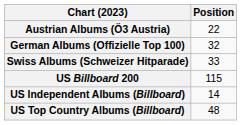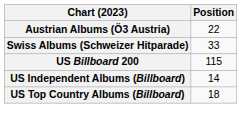- row: (98, 45)
(214, 111) 48 -> (214, 95) 18
